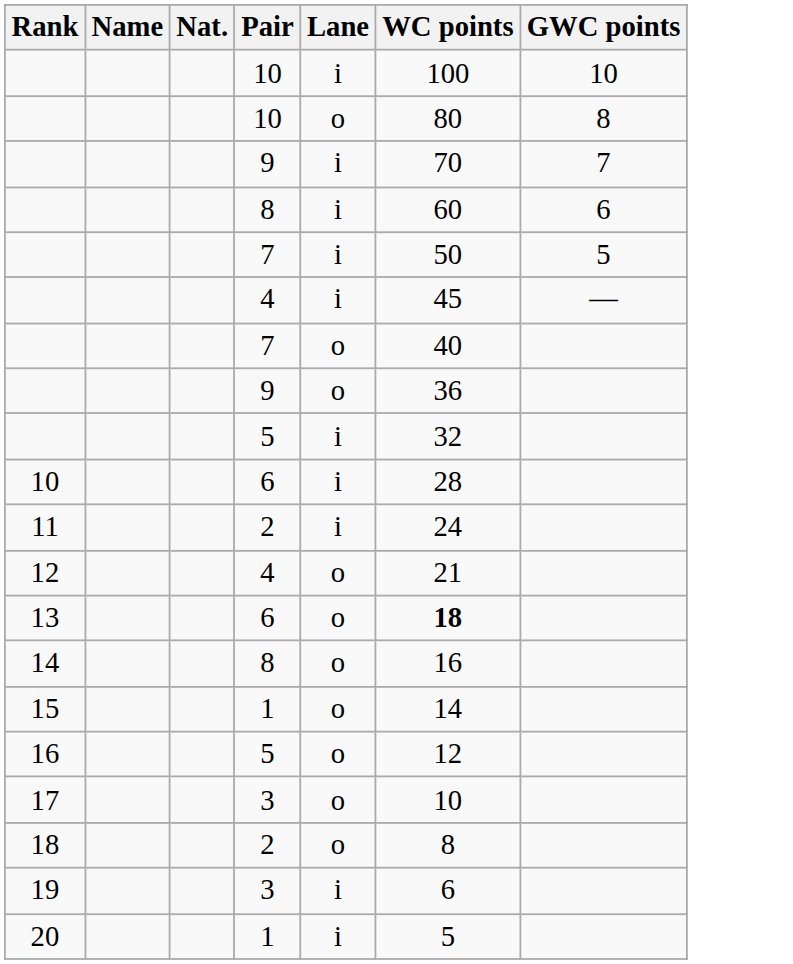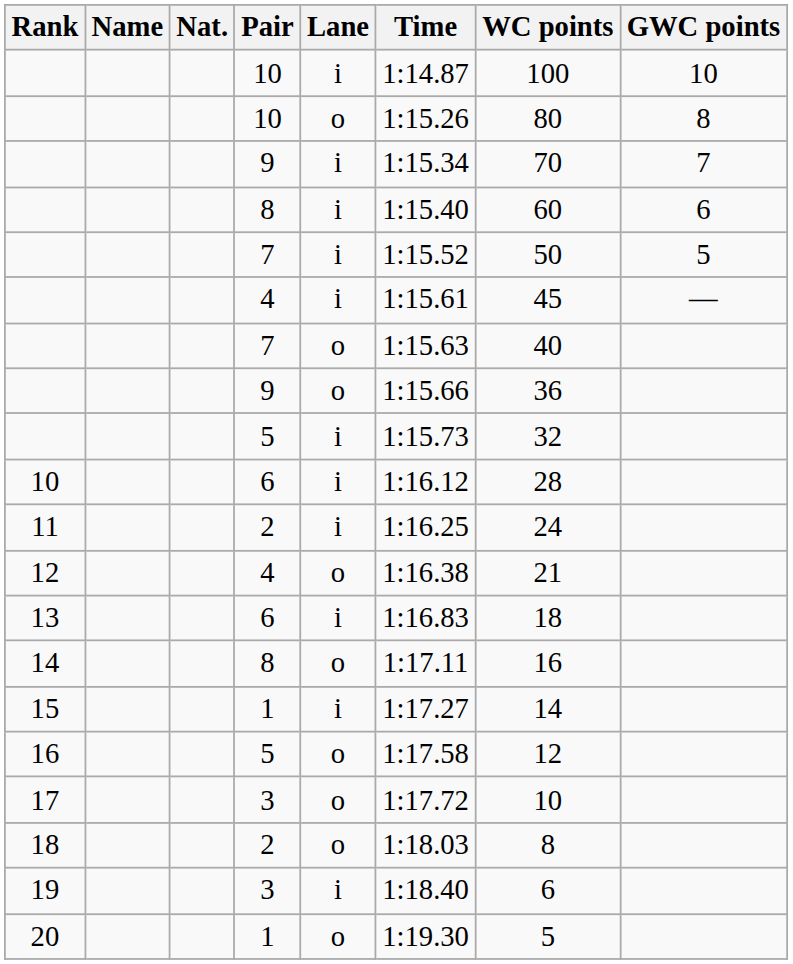+ column: (426, 27)
(338, 617) o -> (338, 617) i
(448, 617) bold -> (548, 617) normal
(338, 708) o -> (338, 708) i
(338, 935) i -> (338, 935) o
